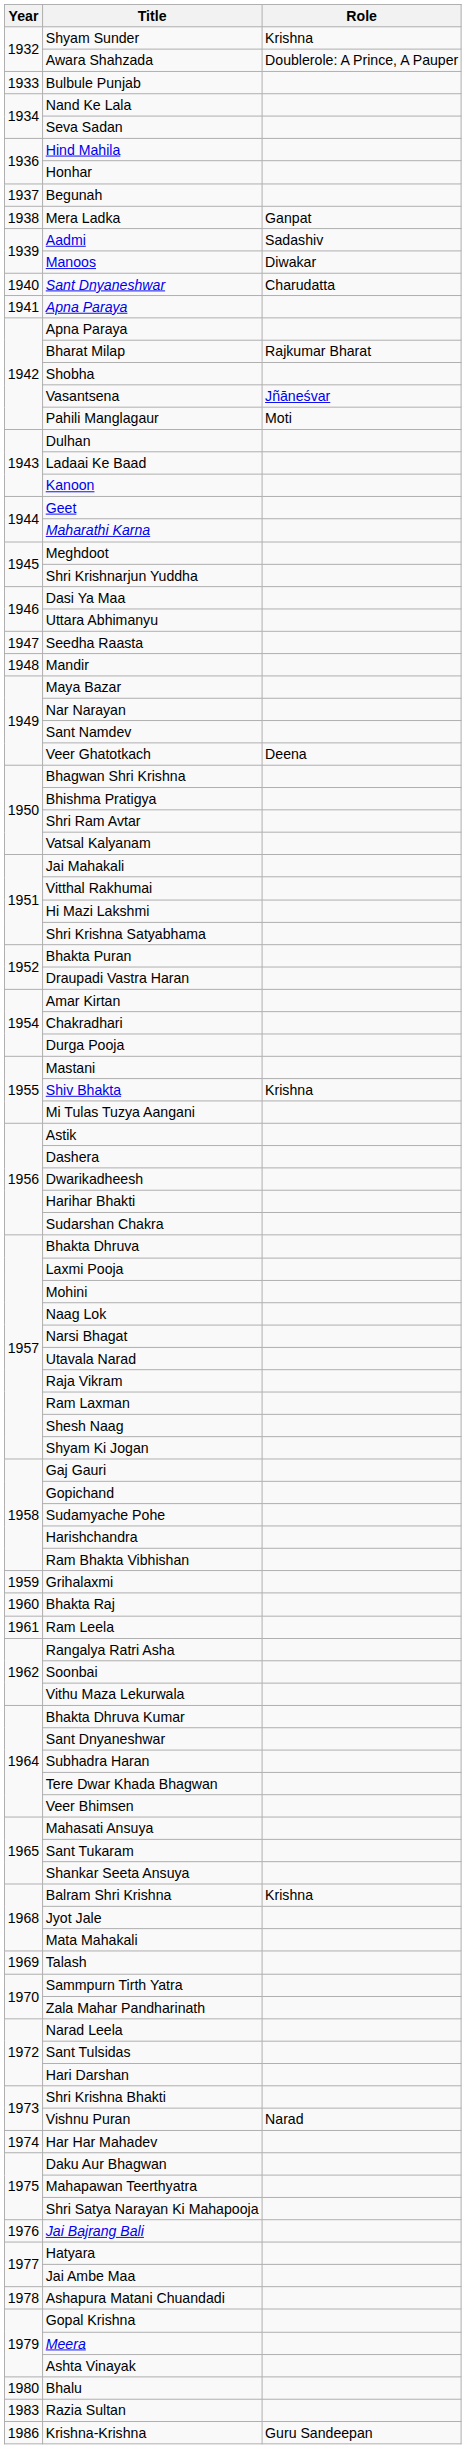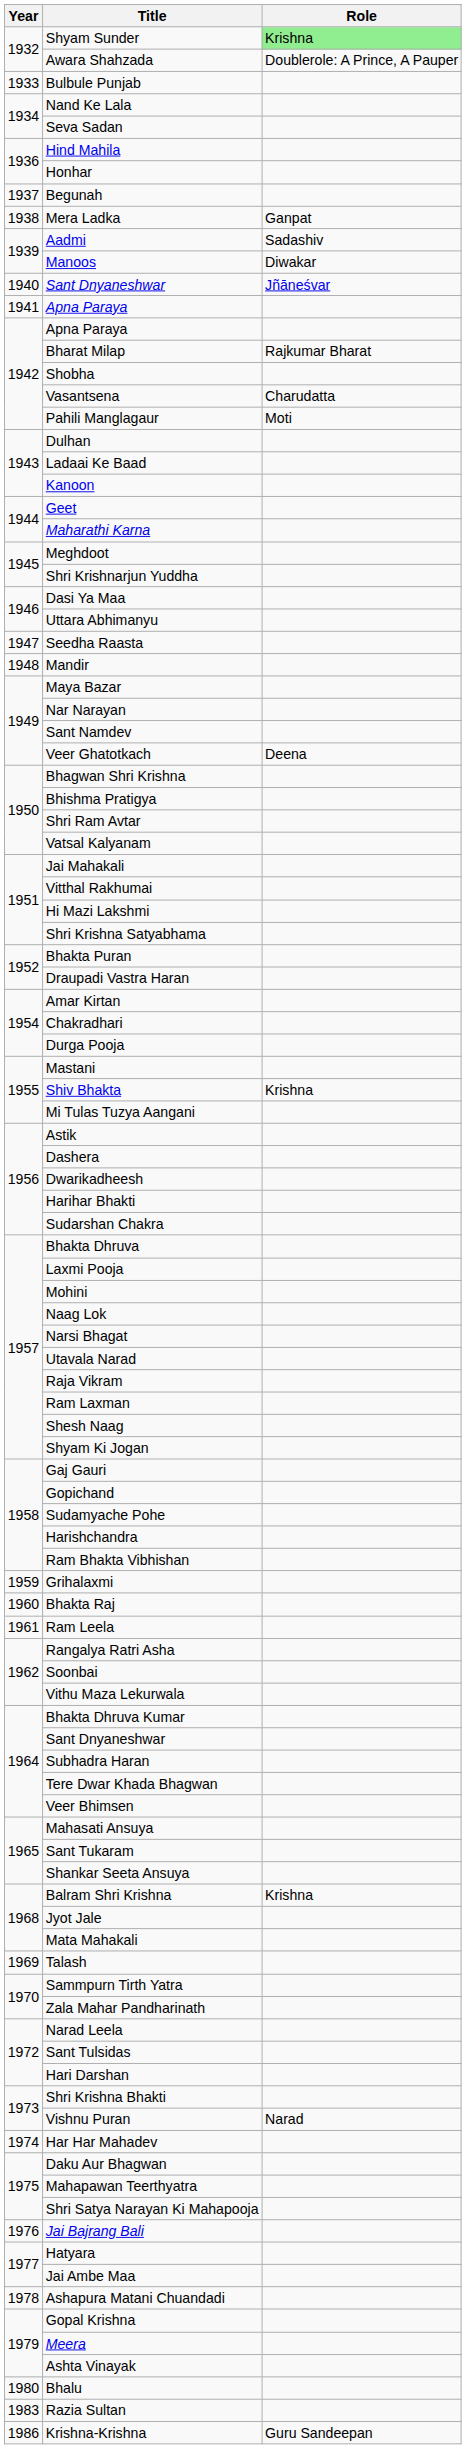(289, 38) no background -> (289, 38) lightgreen background
(300, 284) Charudatta -> (298, 284) Jñāneśvar
(298, 396) Jñāneśvar -> (300, 396) Charudatta
